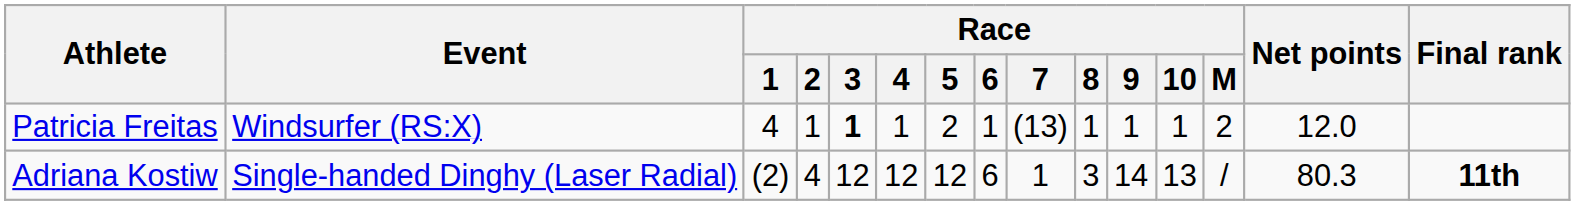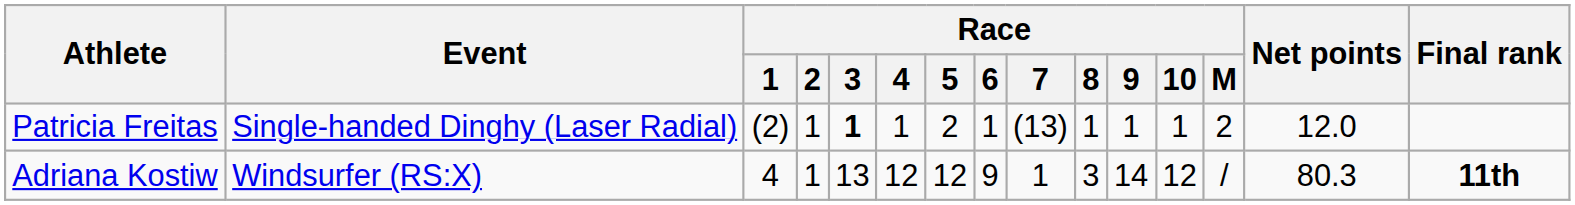(357, 127) Windsurfer (RS:X) -> (485, 127) Single-handed Dinghy (Laser Radial)
(770, 127) 4 -> (770, 127) (2)
(485, 176) Single-handed Dinghy (Laser Radial) -> (357, 176) Windsurfer (RS:X)
(770, 176) (2) -> (770, 176) 4
(812, 176) 4 -> (812, 176) 1
(852, 176) 12 -> (852, 176) 13
(990, 176) 6 -> (990, 176) 9
(1180, 176) 13 -> (1180, 176) 12
